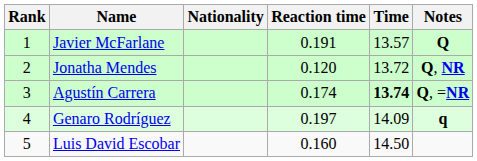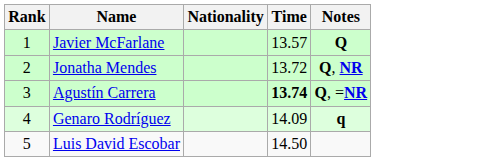- column: (319, 17)
